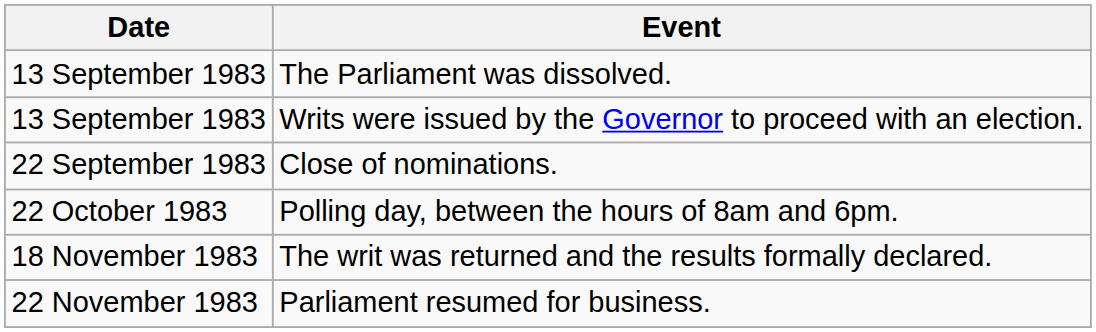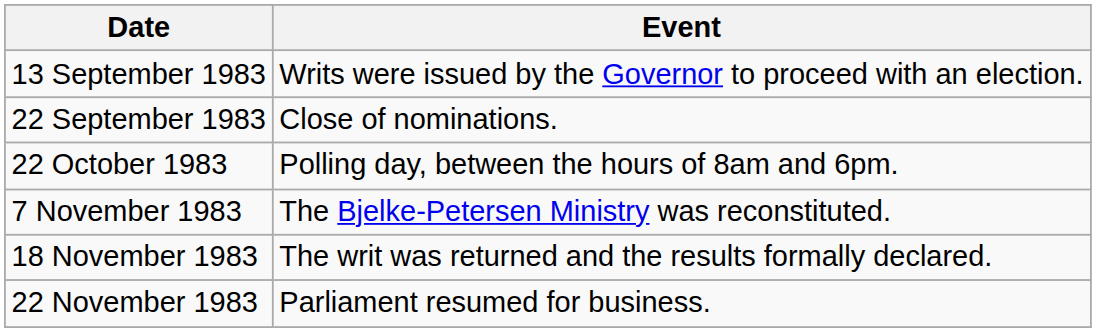- row: (476, 73)
+ row: (585, 211)
